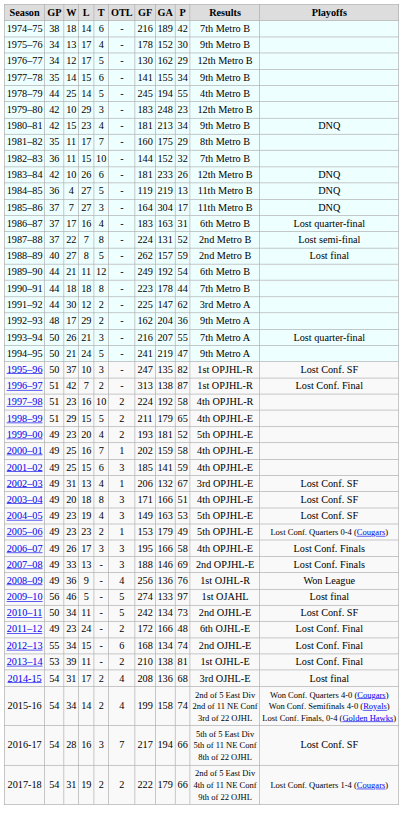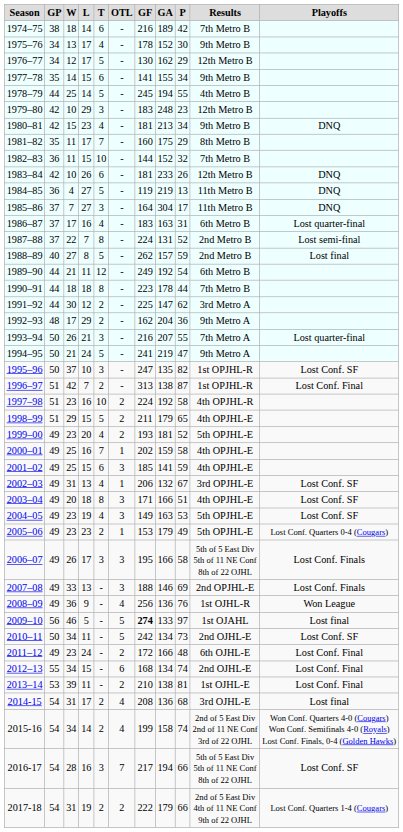(225, 548) 4th OPJHL-E -> (225, 560) 5th of 5 East Div 5th of 11 NE Conf 8th of 22 OJHL
(145, 597) normal -> (145, 620) bold
